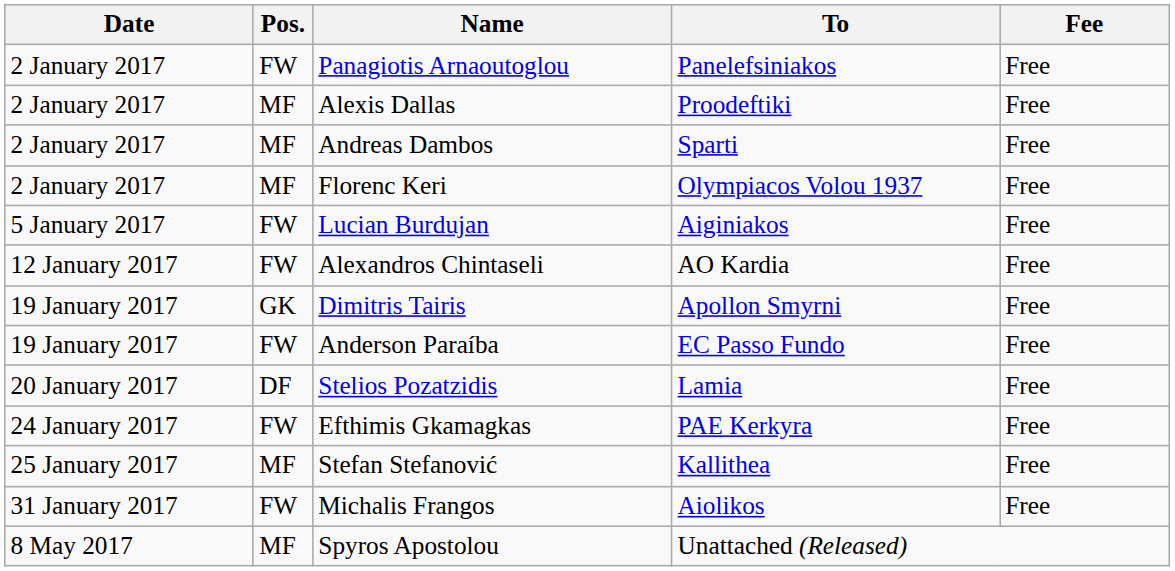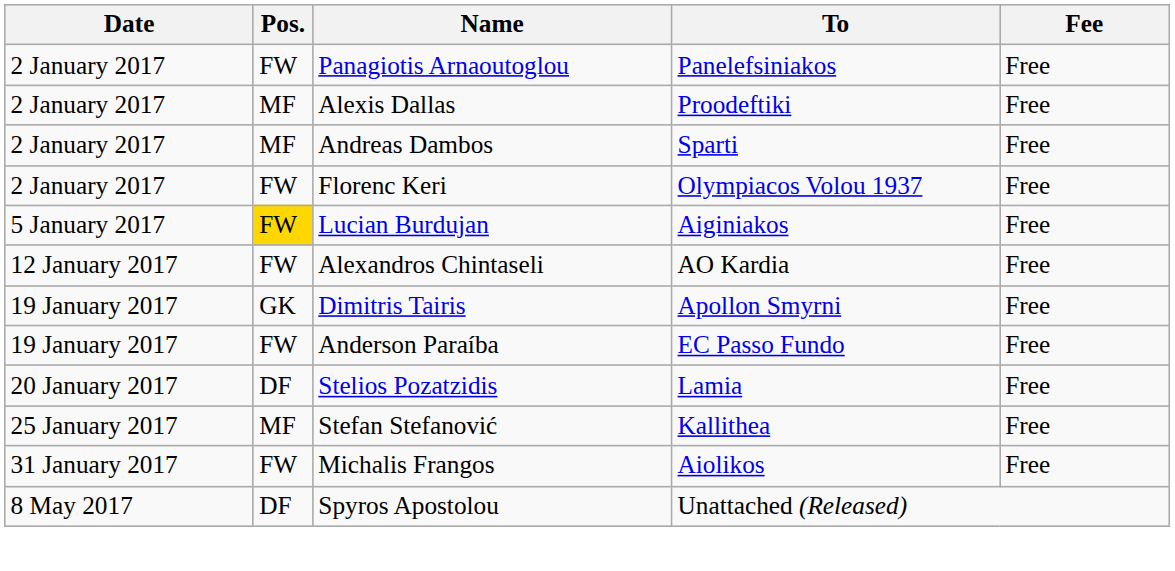(278, 184) MF -> (278, 184) FW
(278, 225) no background -> (278, 225) gold background
- row: (425, 425)
(278, 545) MF -> (275, 505) DF
